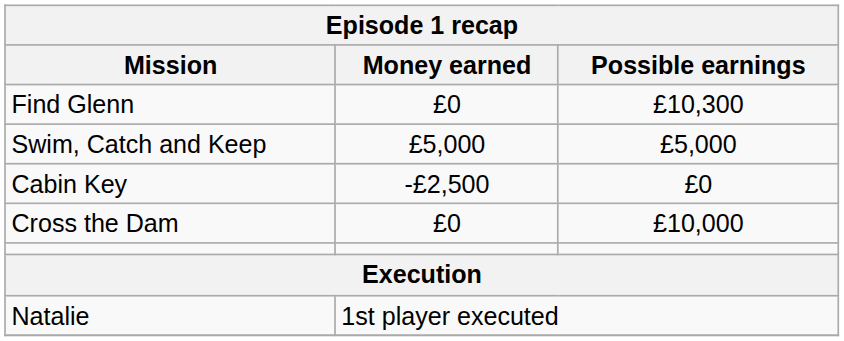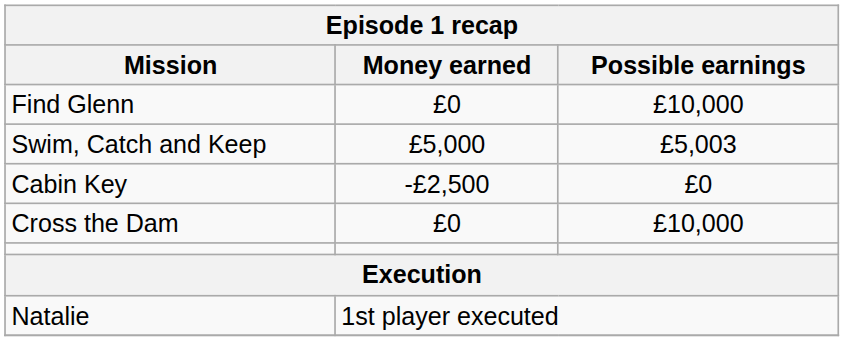(698, 105) £10,300 -> (698, 105) £10,000
(698, 144) £5,000 -> (698, 144) £5,003
